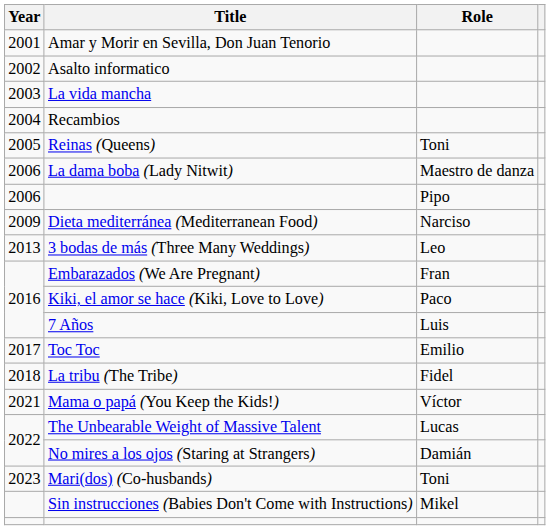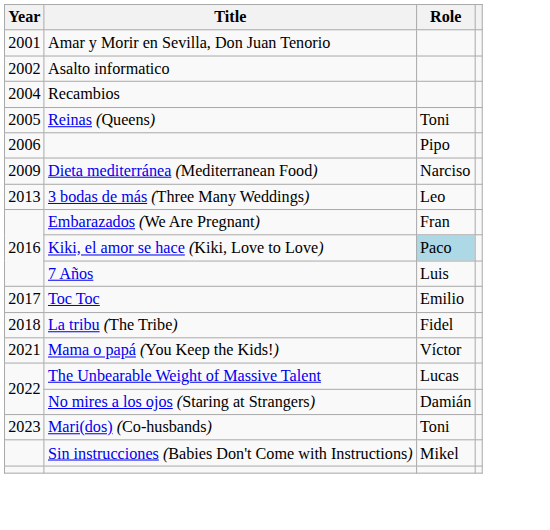- row: (24, 94)
- row: (24, 171)
(436, 299) no background -> (436, 247) lightblue background
